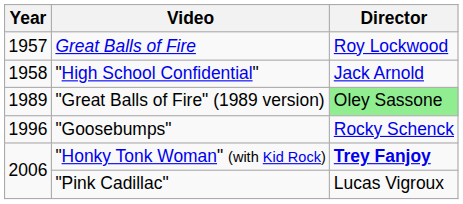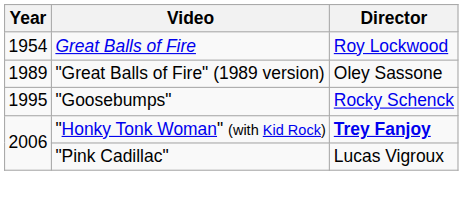(28, 45) 1957 -> (28, 45) 1954
- row: (157, 73)
(388, 101) lightgreen background -> (388, 73) no background
(28, 128) 1996 -> (28, 101) 1995
